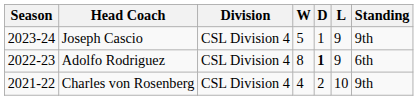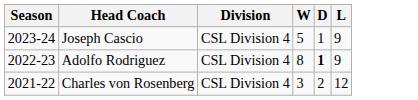- column: (382, 15)
(300, 83) 4 -> (300, 83) 3
(341, 83) 10 -> (341, 83) 12
